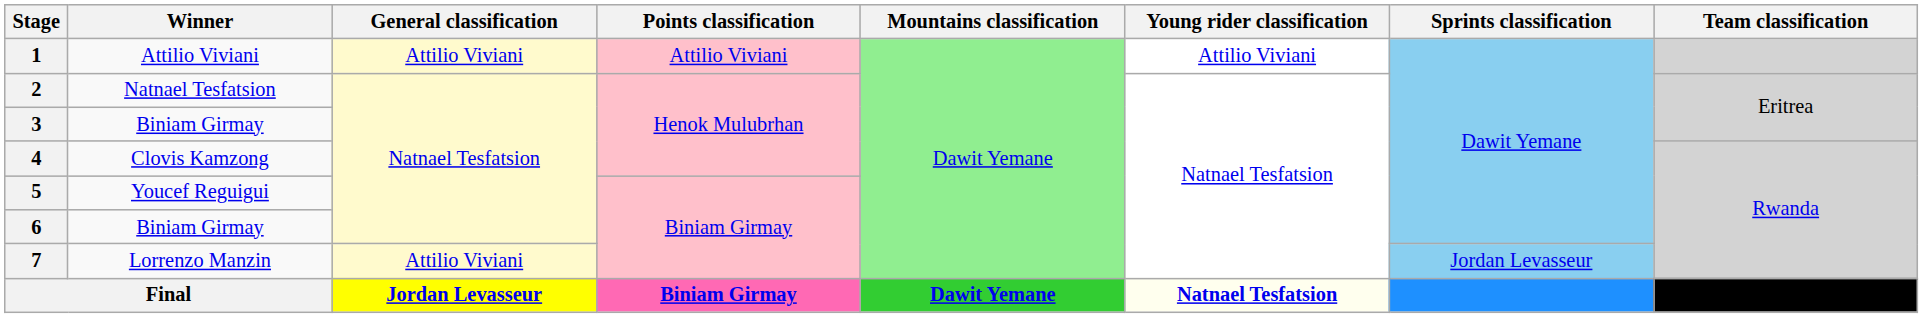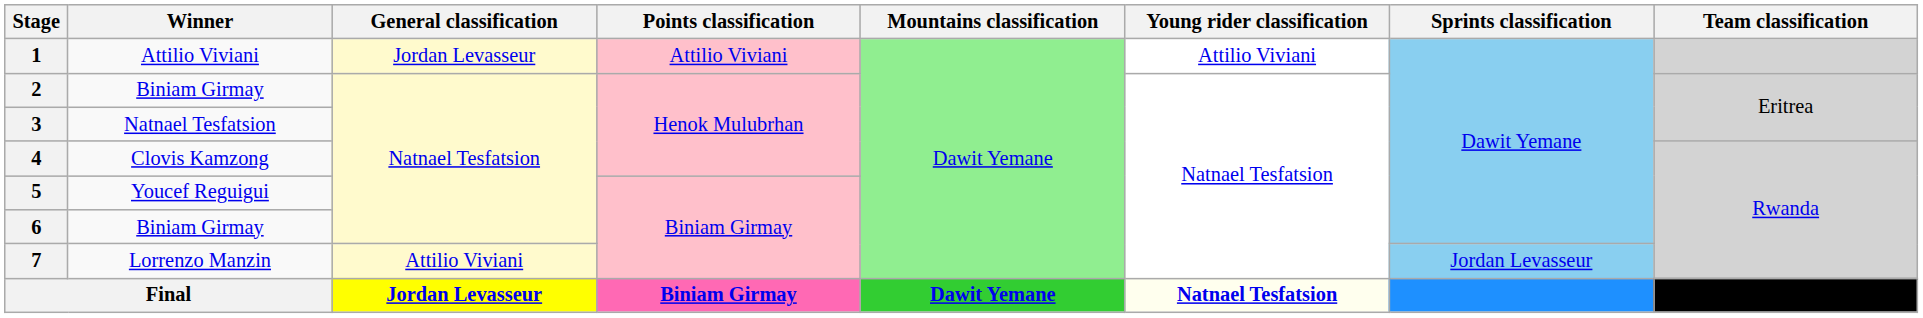(464, 56) Attilio Viviani -> (464, 56) Jordan Levasseur
(200, 90) Natnael Tesfatsion -> (200, 90) Biniam Girmay
(200, 124) Biniam Girmay -> (200, 124) Natnael Tesfatsion
